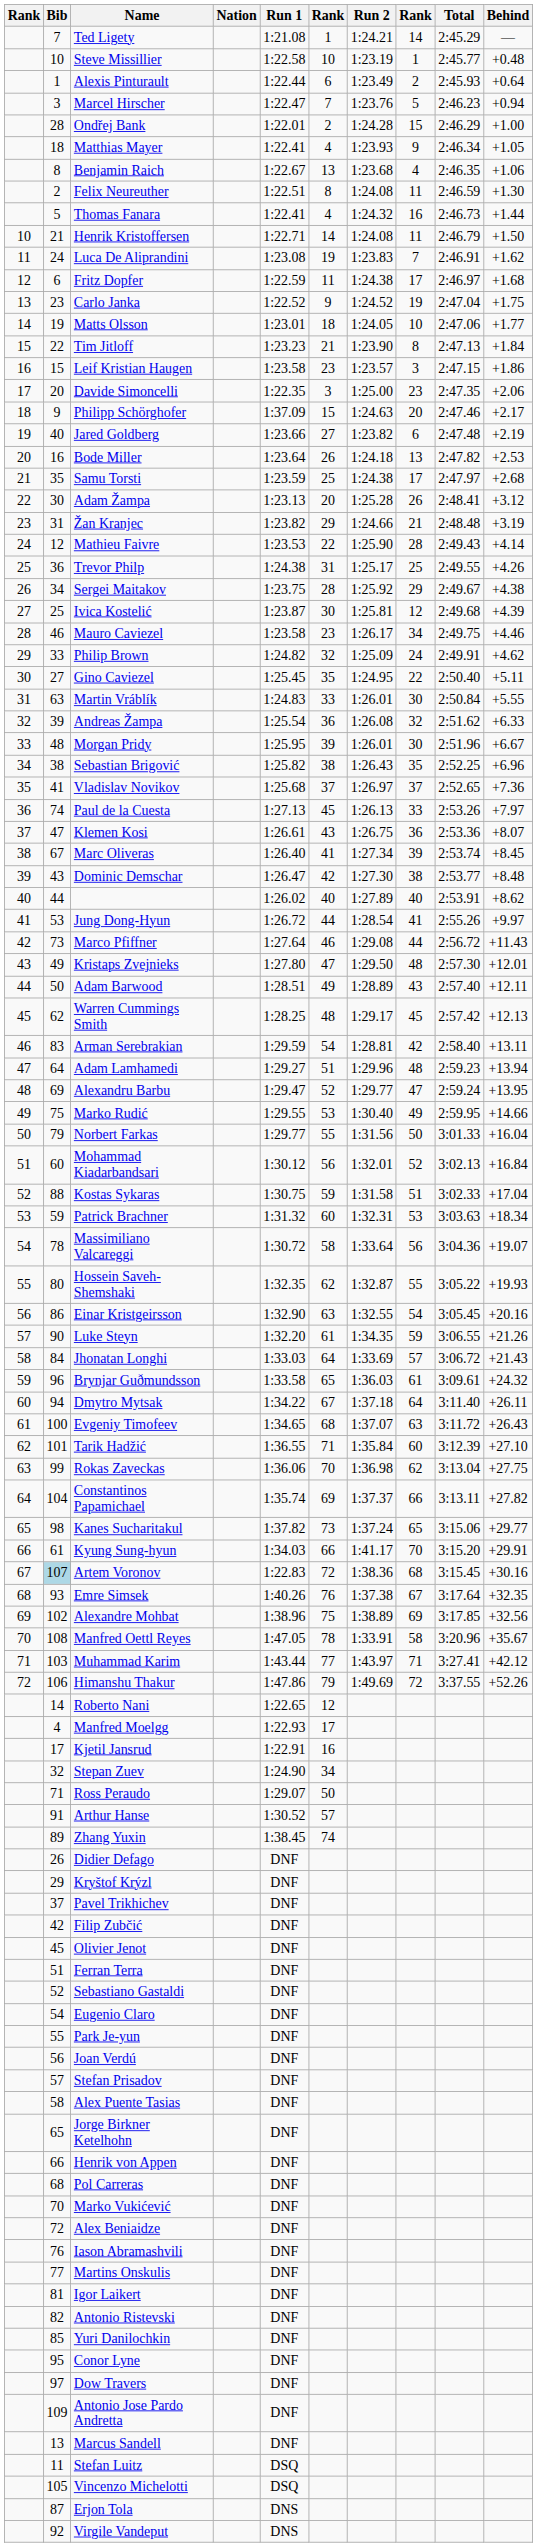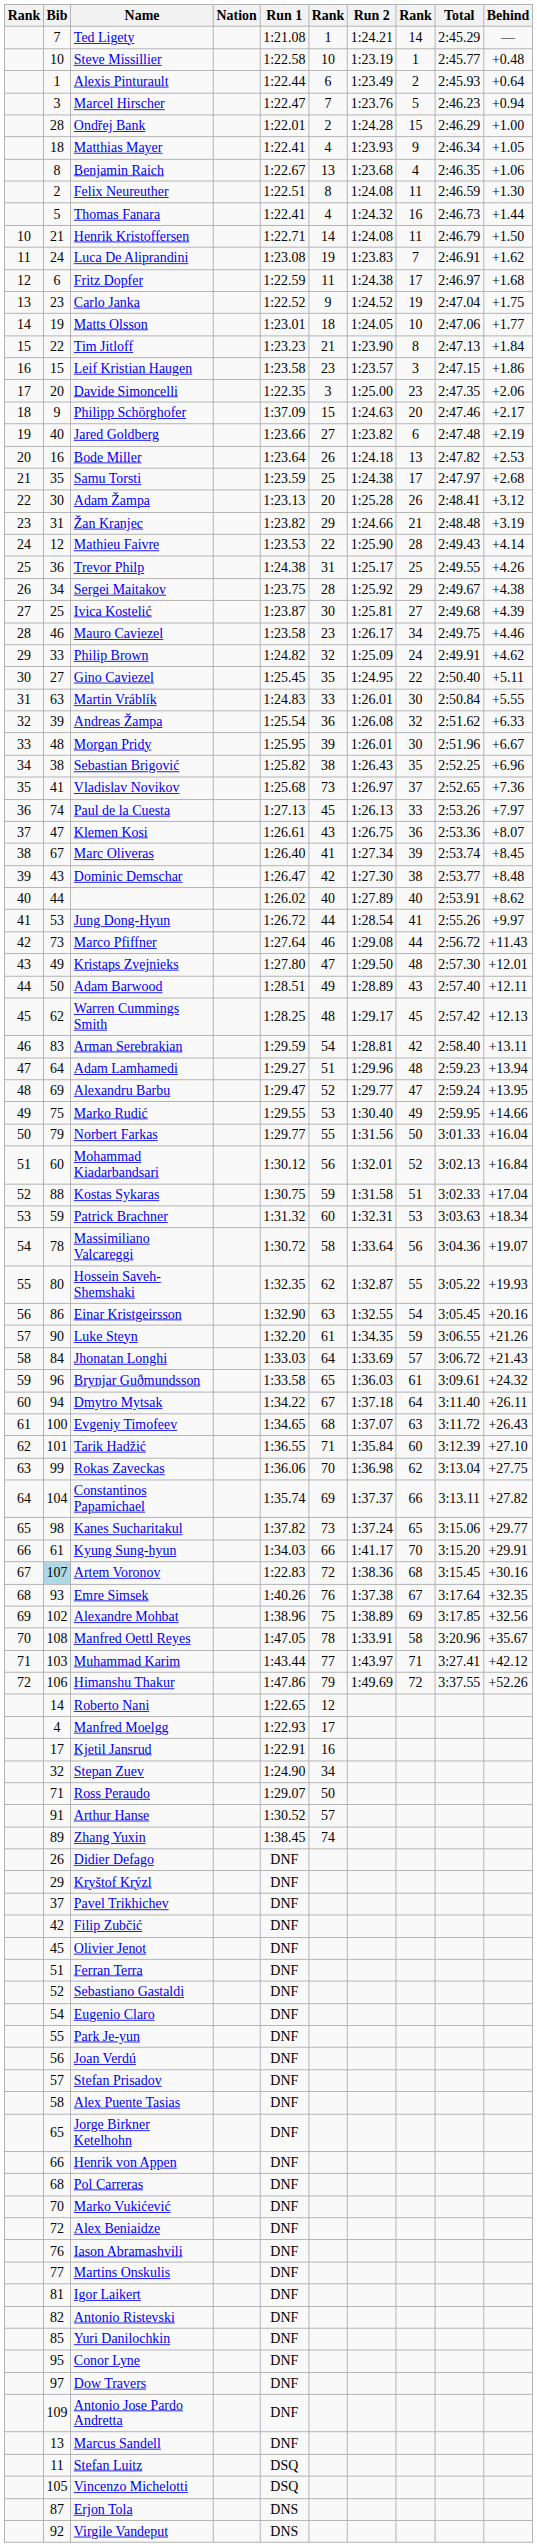(416, 611) 12 -> (416, 611) 27
(328, 788) 37 -> (328, 788) 73
